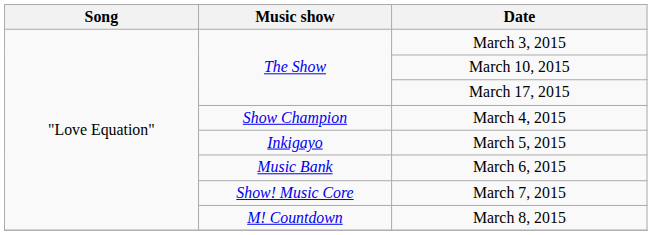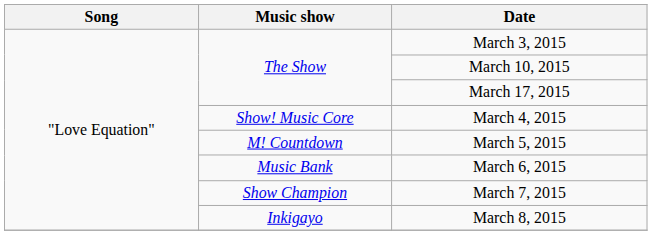(295, 117) Show Champion -> (295, 117) Show! Music Core
(295, 142) Inkigayo -> (295, 142) M! Countdown
(295, 192) Show! Music Core -> (295, 192) Show Champion
(295, 218) M! Countdown -> (295, 218) Inkigayo
